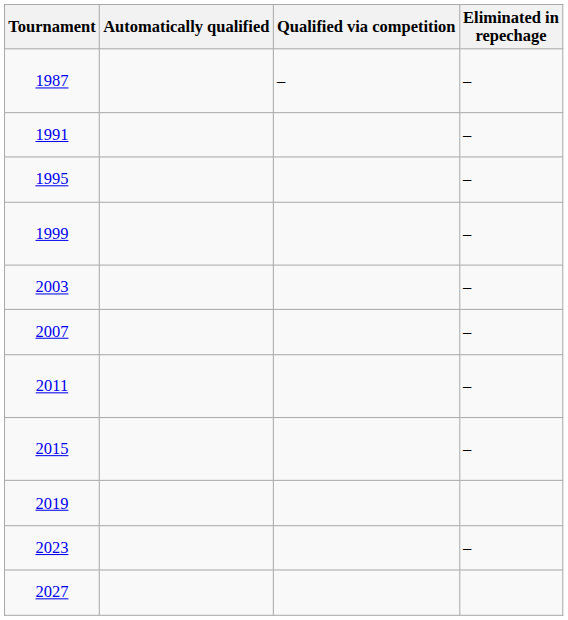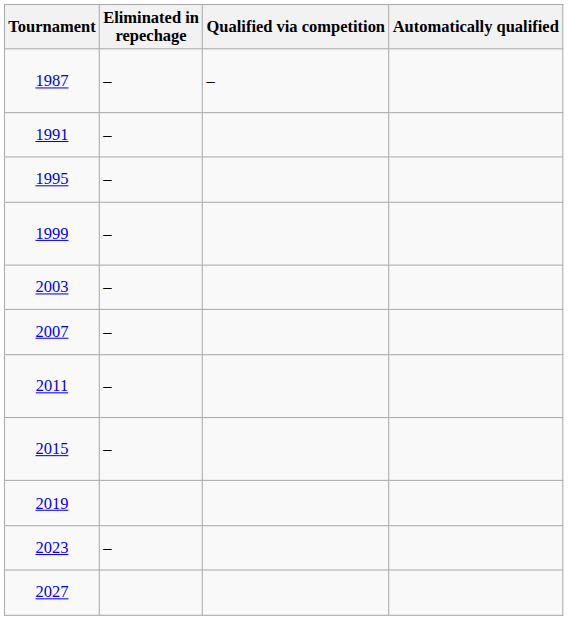columns swapped: (186, 26) <-> (511, 26)
